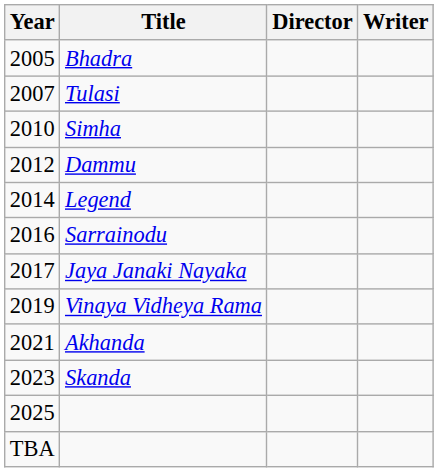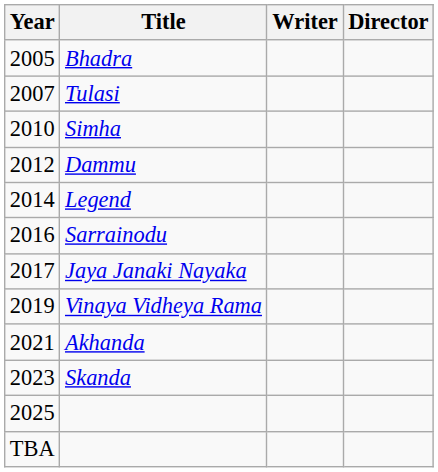columns swapped: (313, 22) <-> (396, 22)
